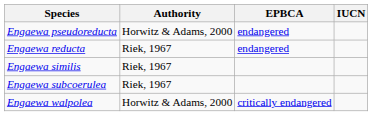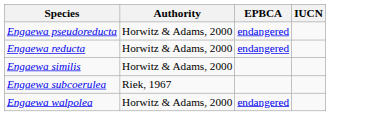(147, 48) Riek, 1967 -> (177, 48) Horwitz & Adams, 2000
(147, 66) Riek, 1967 -> (177, 66) Horwitz & Adams, 2000
(285, 102) critically endangered -> (263, 102) endangered
